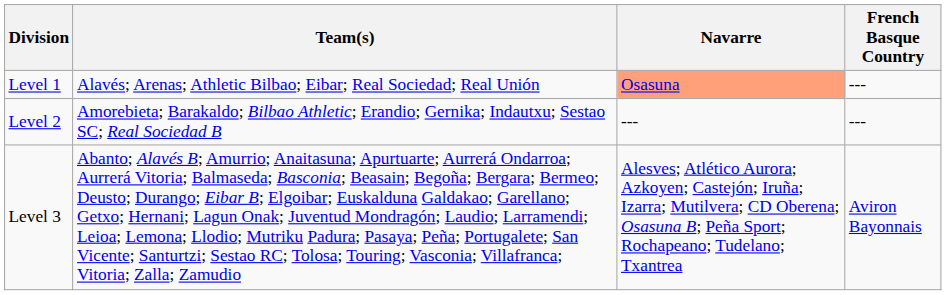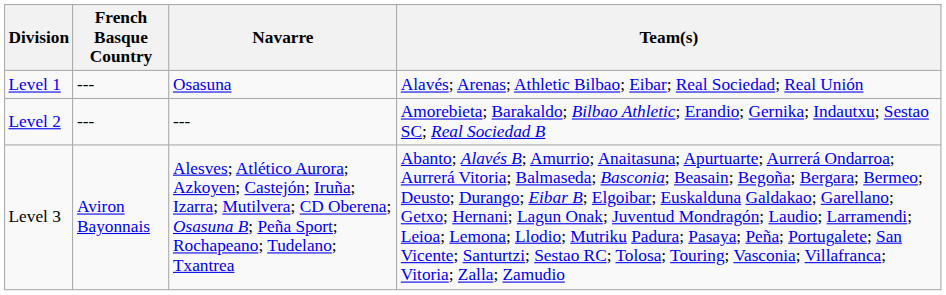columns swapped: (345, 37) <-> (893, 37)
(650, 84) lightsalmon background -> (202, 84) no background
